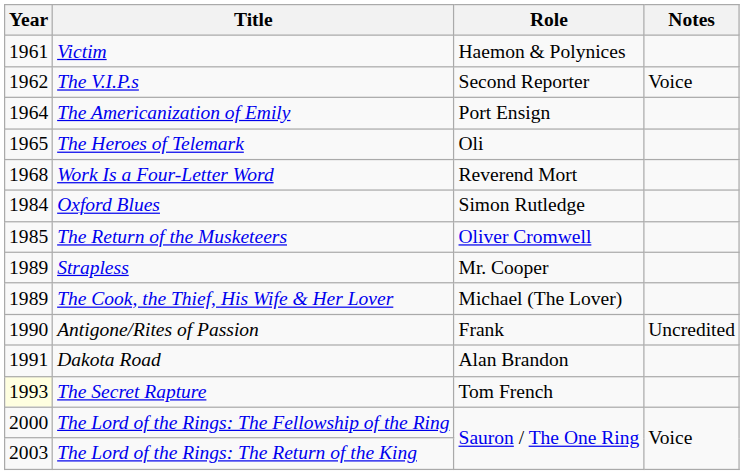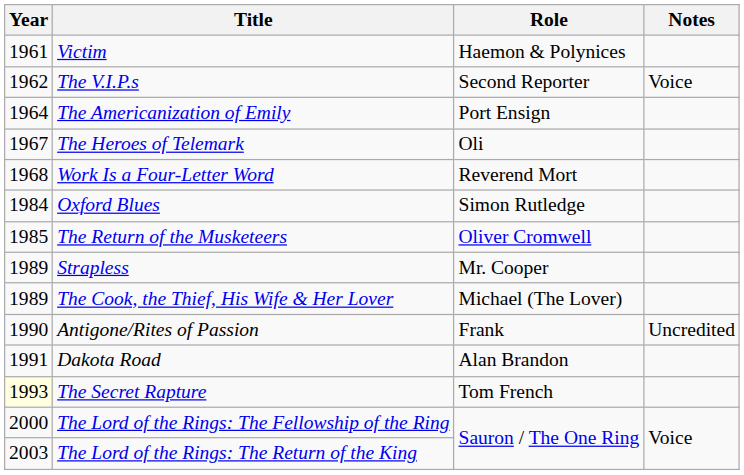(29, 143) 1965 -> (29, 143) 1967
